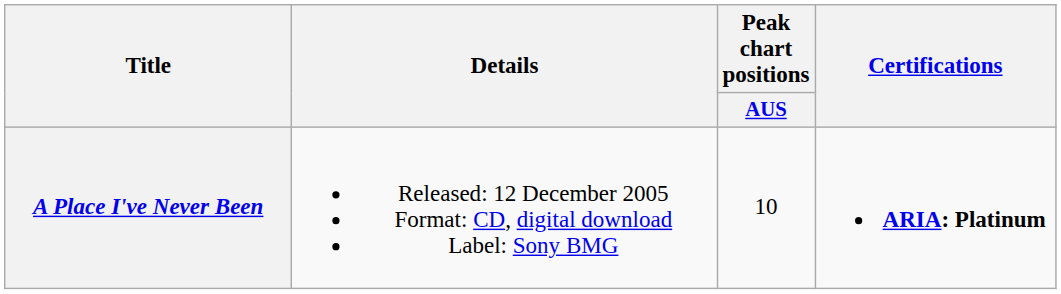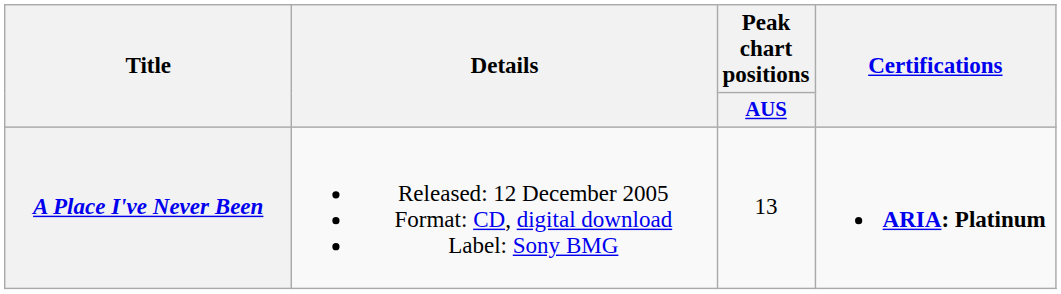(766, 207) 10 -> (766, 207) 13
